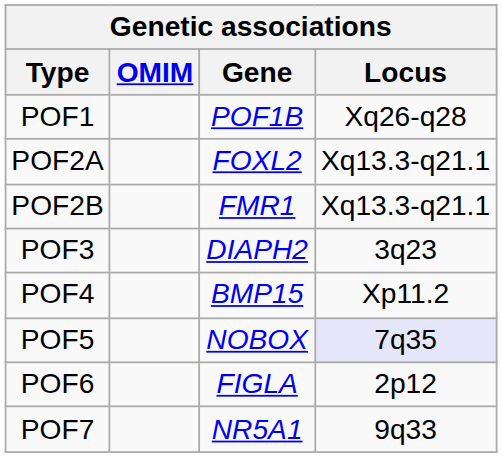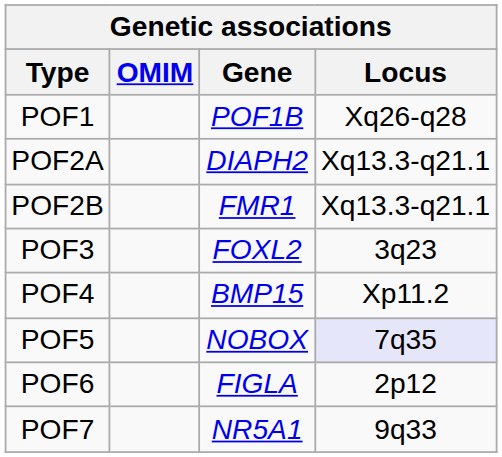(257, 160) FOXL2 -> (257, 160) DIAPH2
(257, 250) DIAPH2 -> (257, 250) FOXL2
